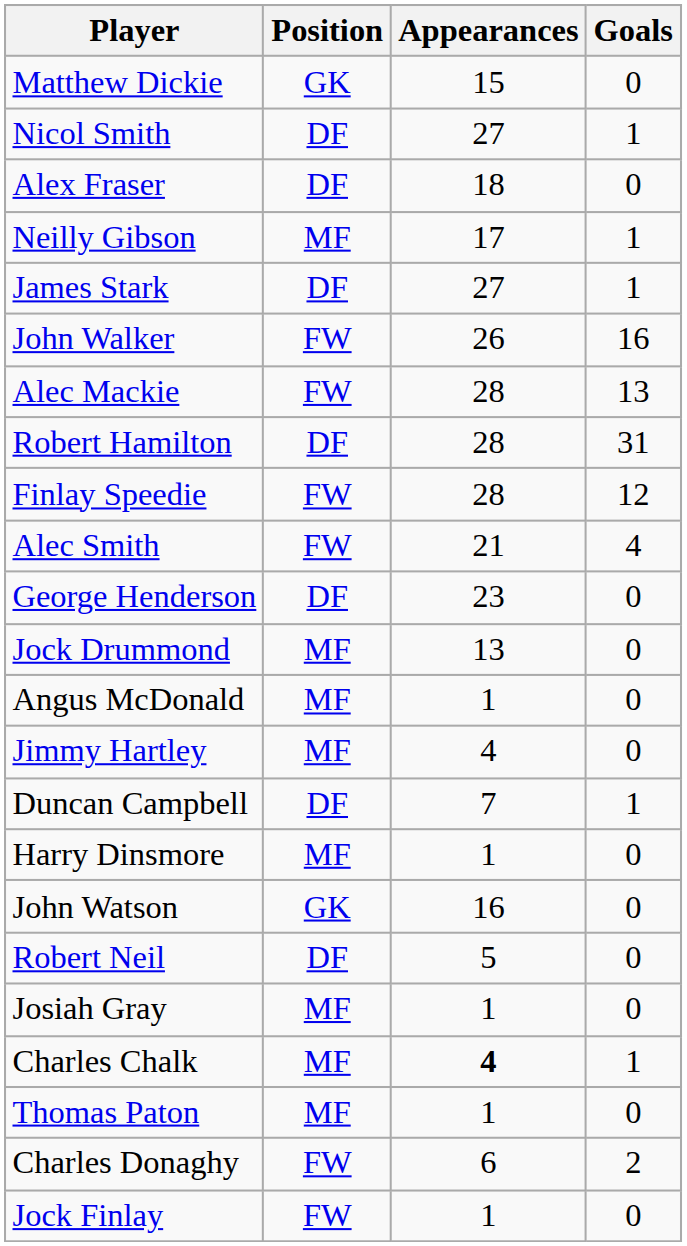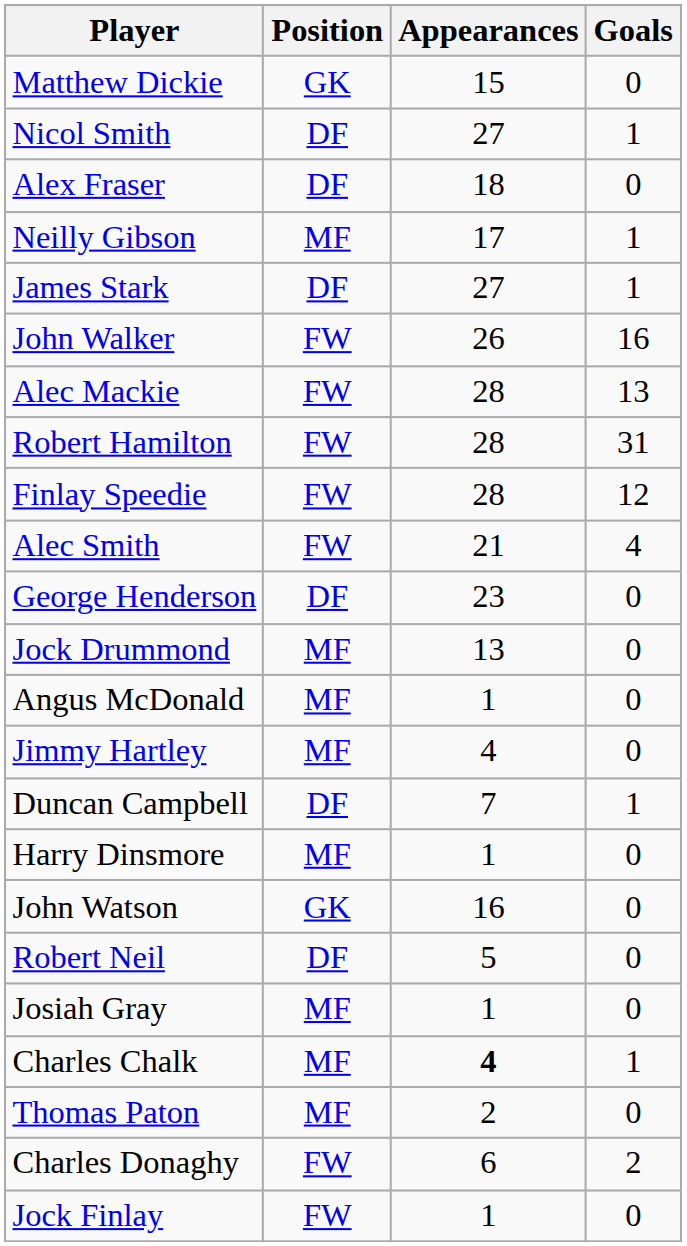(327, 442) DF -> (327, 442) FW
(488, 1111) 1 -> (488, 1111) 2
